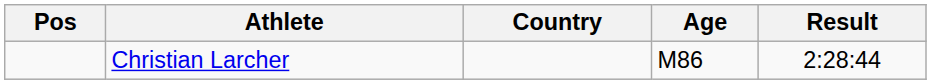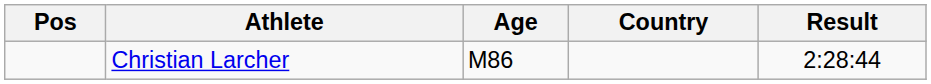columns swapped: (705, 23) <-> (557, 23)
